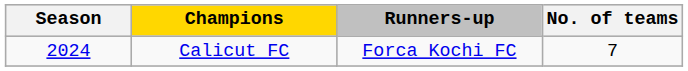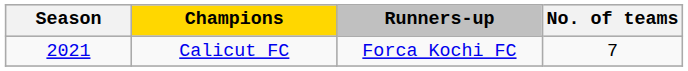(68, 51) 2024 -> (68, 51) 2021
